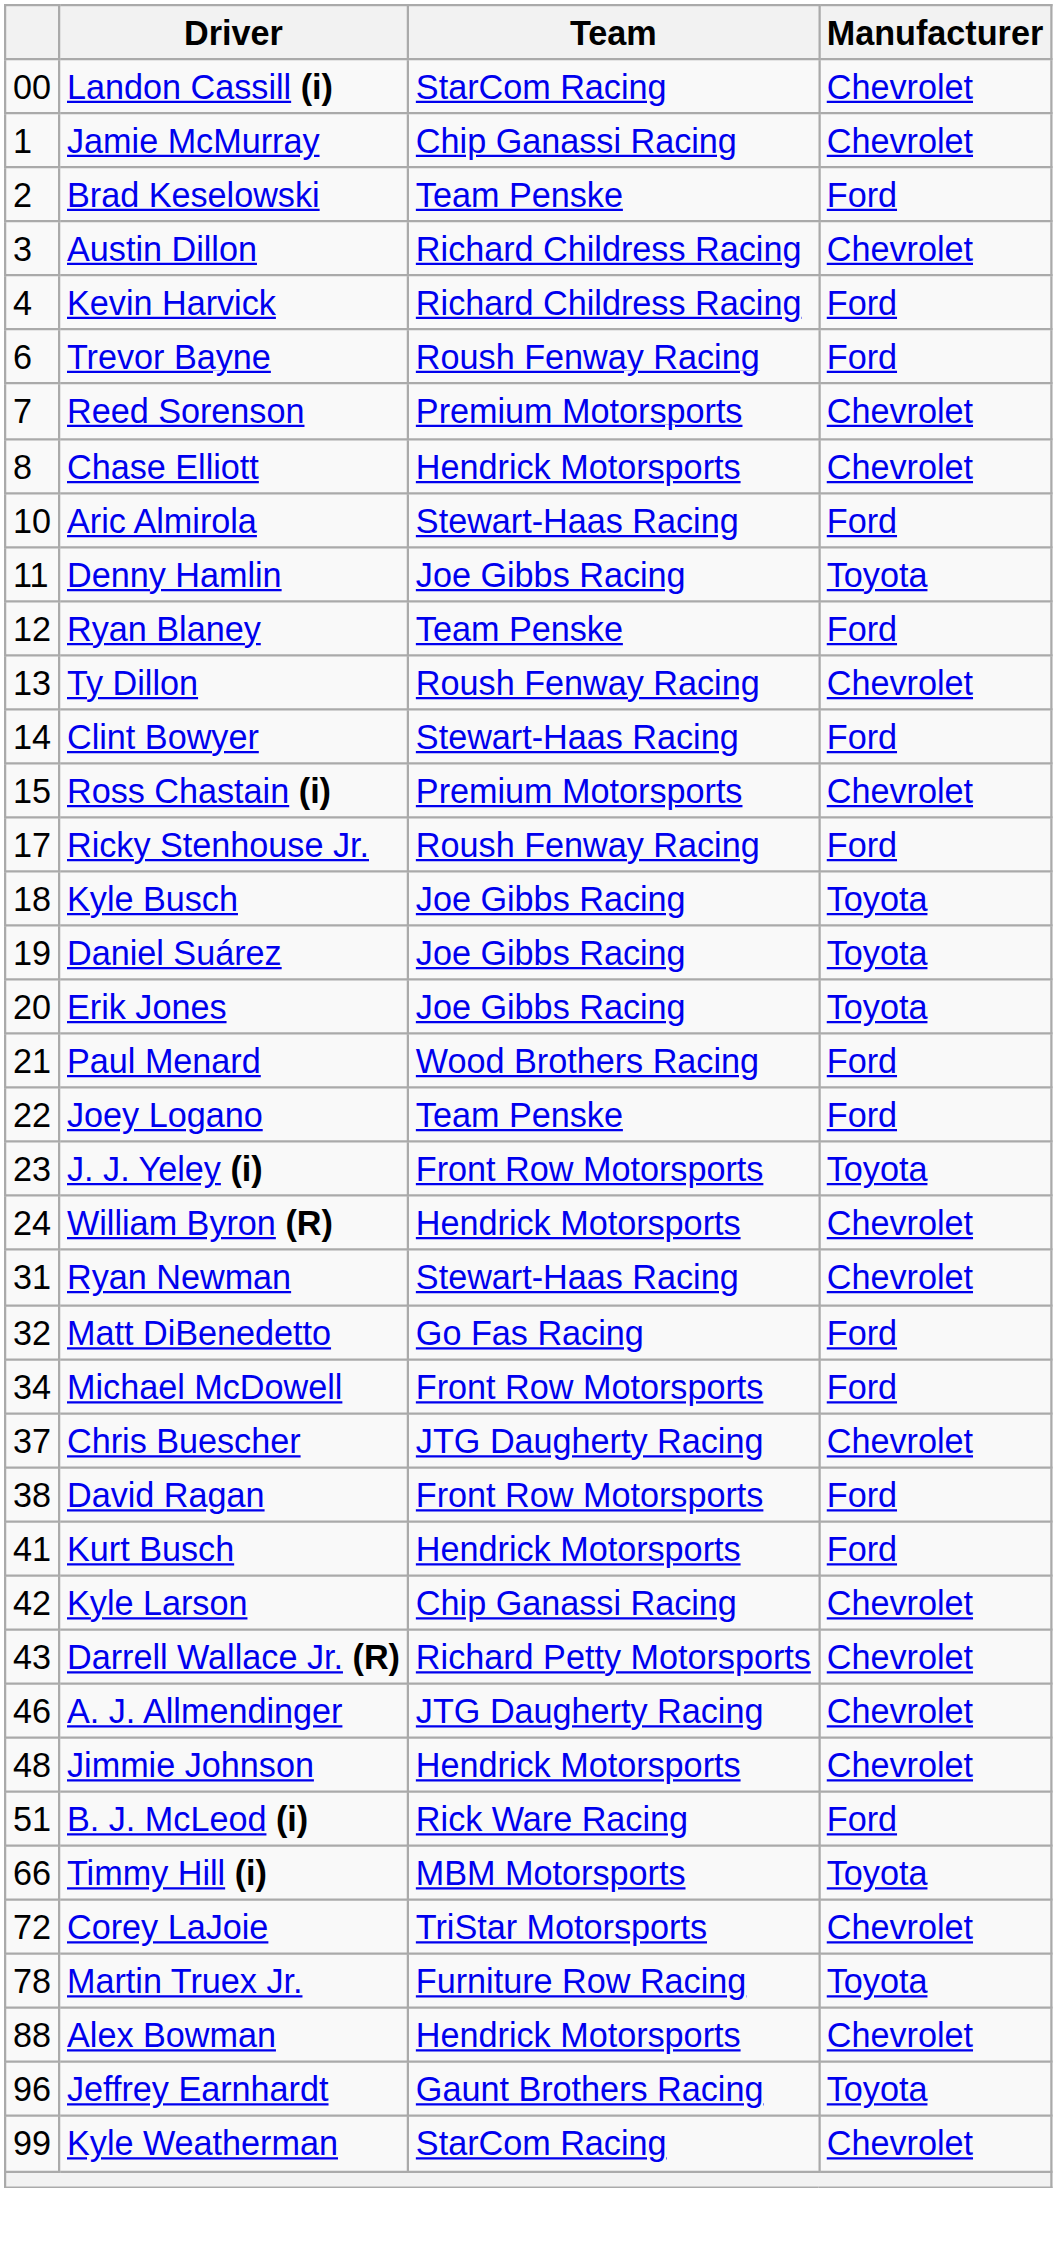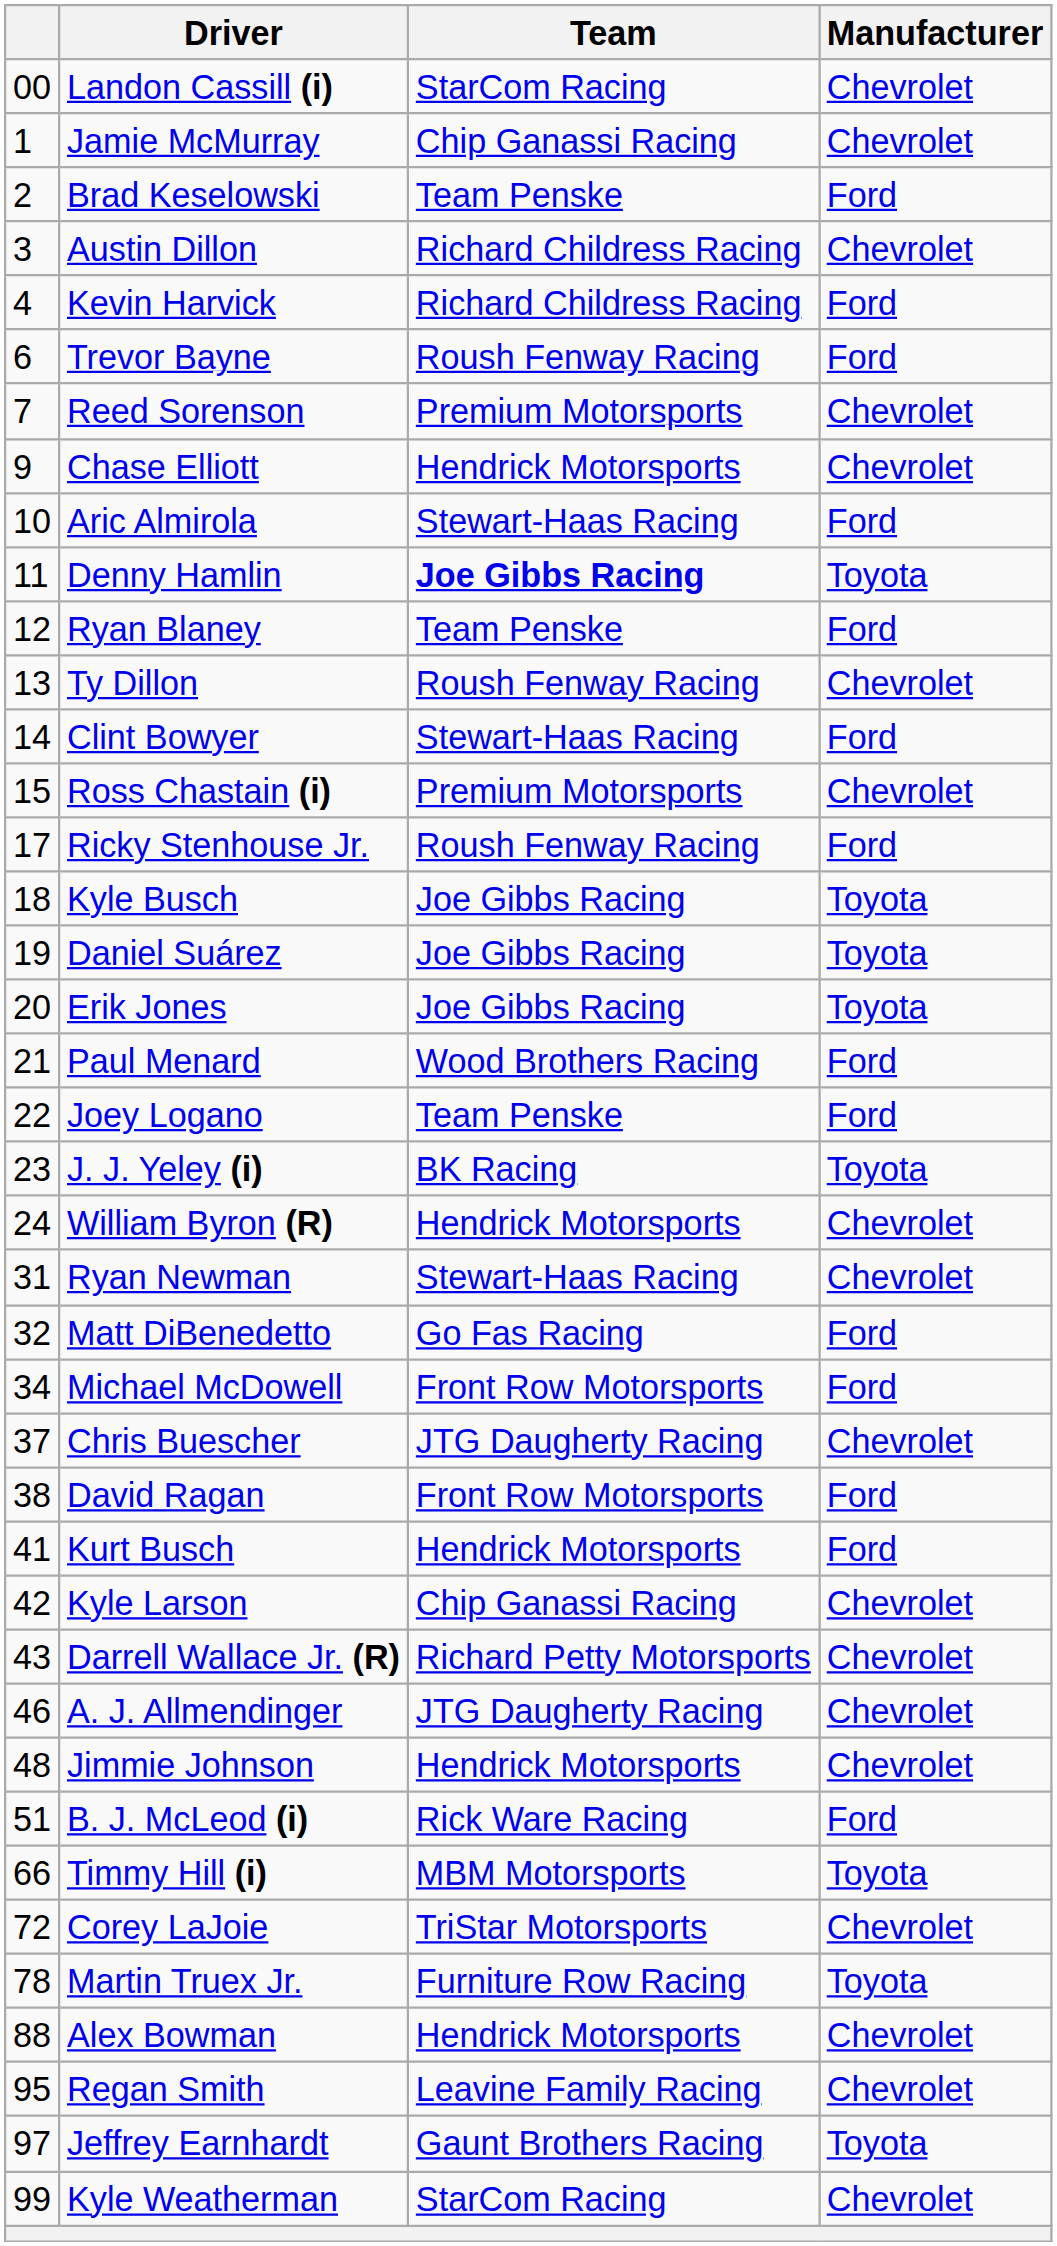(23, 466) 8 -> (23, 466) 9
(551, 574) normal -> (560, 574) bold
(590, 1169) Front Row Motorsports -> (497, 1169) BK Racing
+ row: (166, 2090)
(32, 2090) 96 -> (32, 2144) 97
